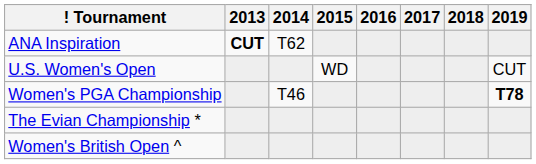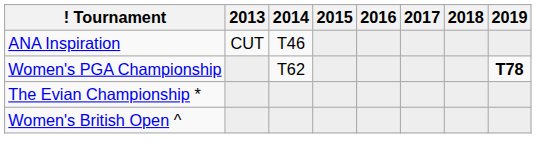(247, 43) bold -> (247, 43) normal
(291, 43) T62 -> (291, 43) T46
- row: (82, 69)
(291, 95) T46 -> (291, 69) T62
